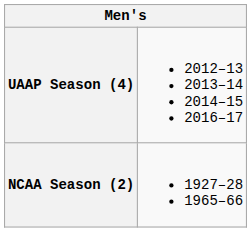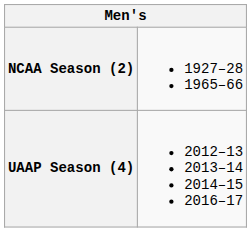rows swapped: (71, 185) <-> (71, 85)
